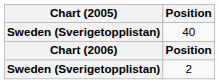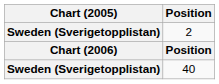rows swapped: (189, 69) <-> (189, 32)
